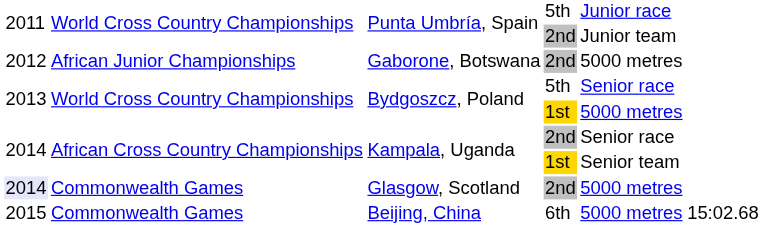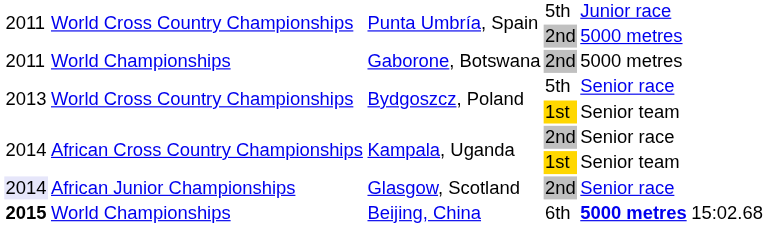(628, 36) Junior team -> (631, 36) 5000 metres
(26, 61) 2012 -> (25, 61) 2011
(173, 61) African Junior Championships -> (141, 61) World Championships
(631, 111) 5000 metres -> (630, 111) Senior team
(147, 187) Commonwealth Games -> (173, 187) African Junior Championships
(631, 187) 5000 metres -> (627, 187) Senior race
(26, 213) normal -> (26, 213) bold
(147, 213) Commonwealth Games -> (141, 213) World Championships
(631, 213) normal -> (633, 213) bold
